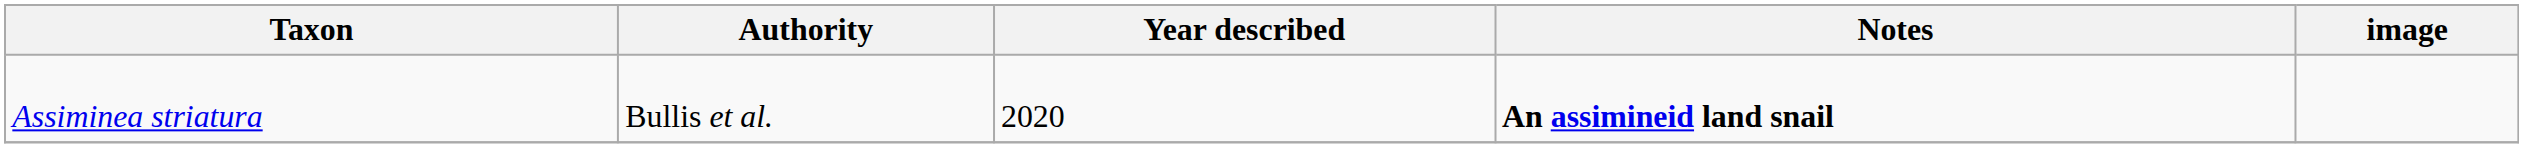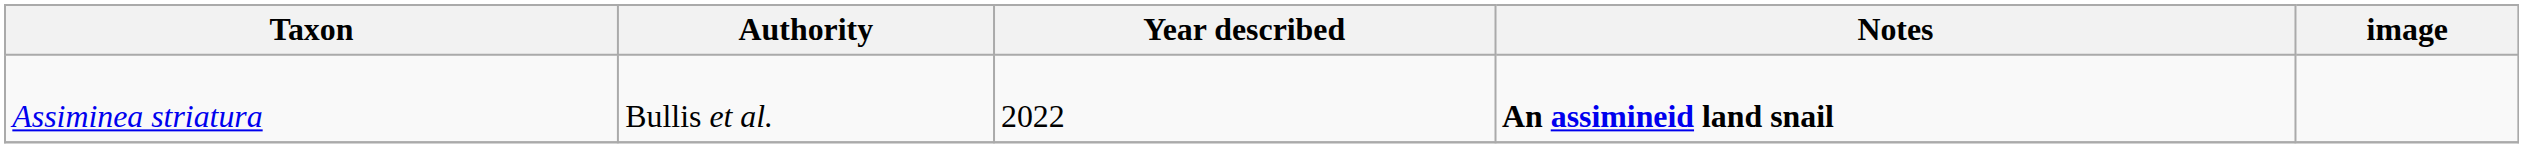(1033, 116) 2020 -> (1033, 116) 2022
